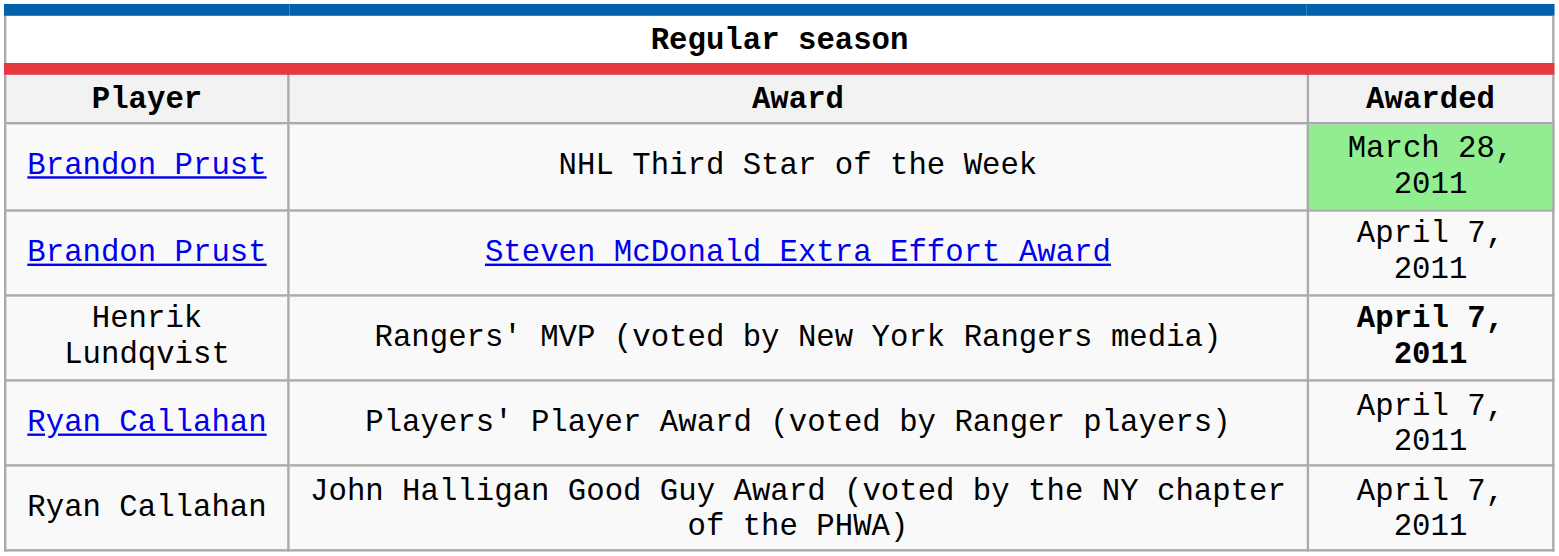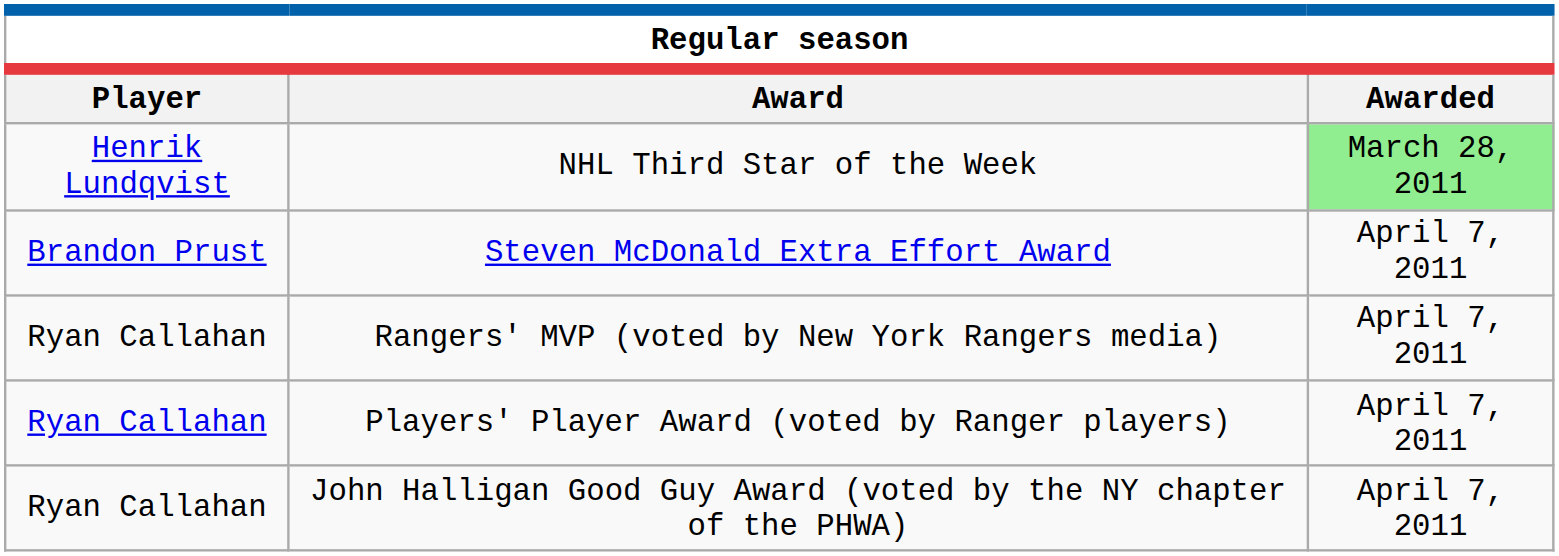(147, 167) Brandon Prust -> (147, 167) Henrik Lundqvist
(147, 338) Henrik Lundqvist -> (147, 338) Ryan Callahan
(1431, 338) bold -> (1431, 338) normal
